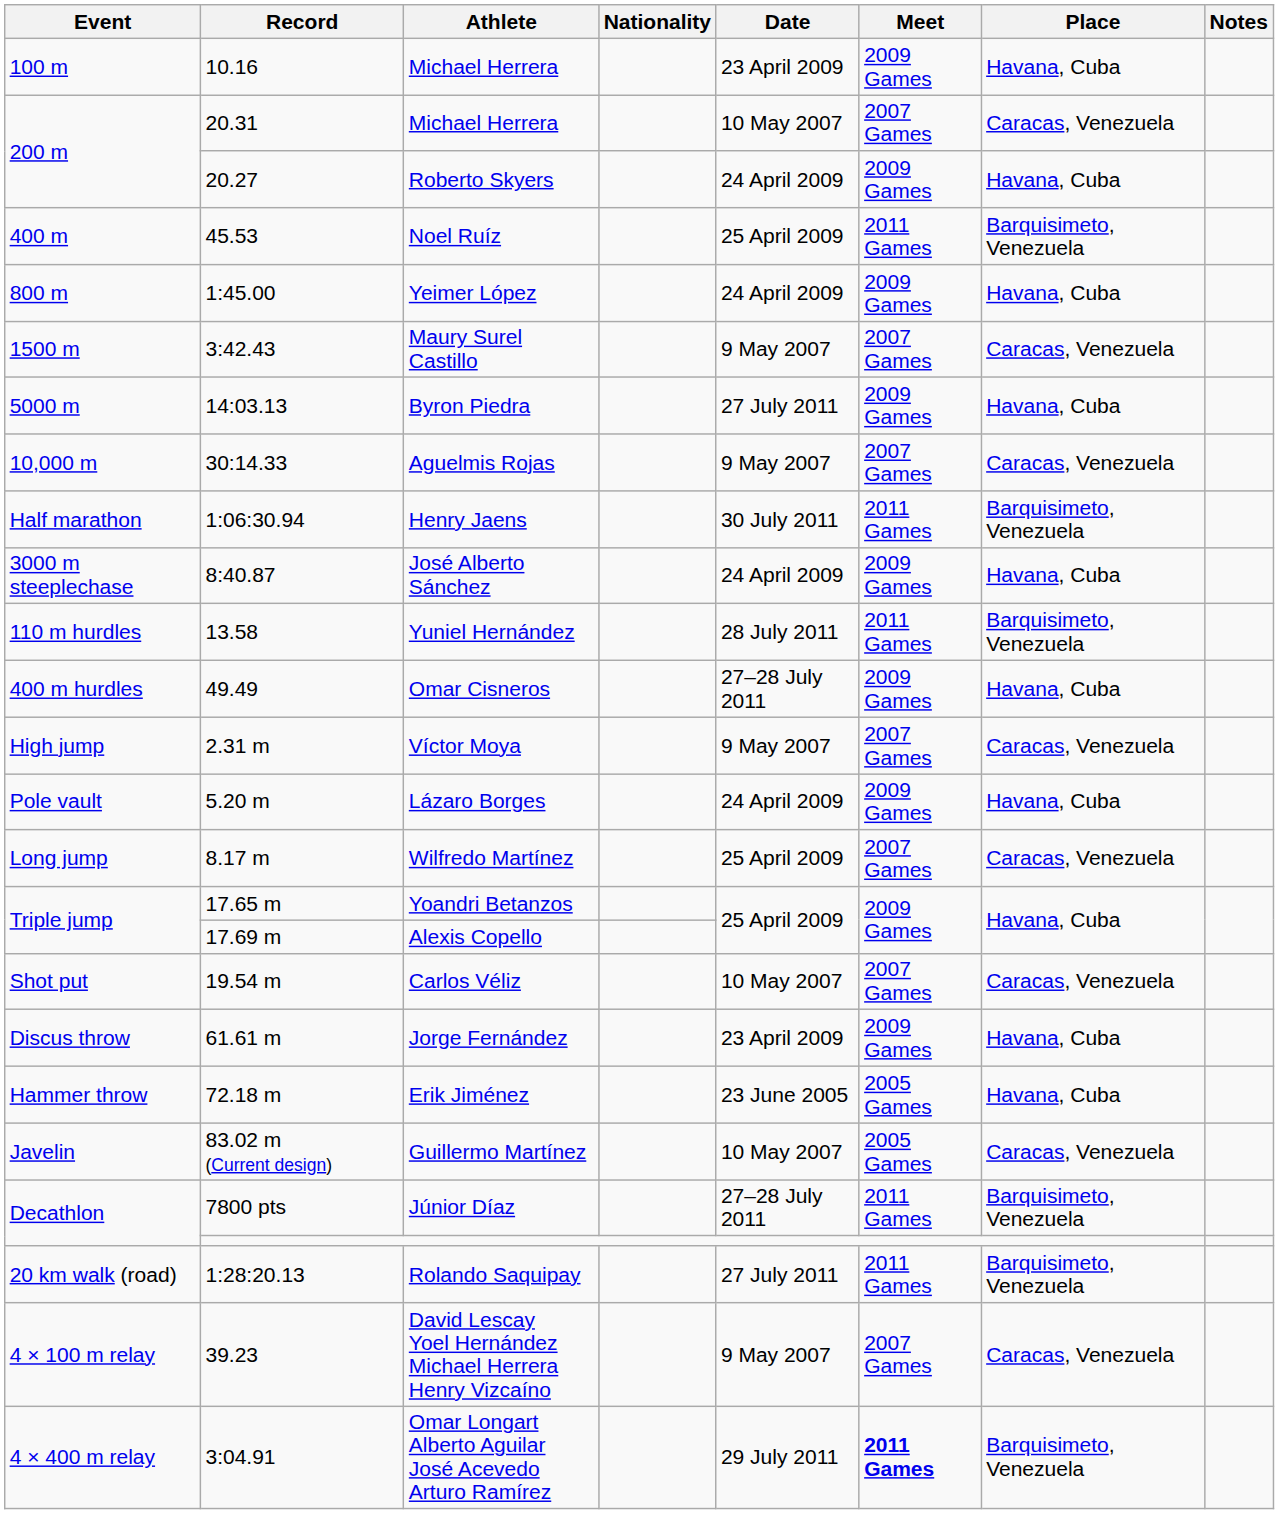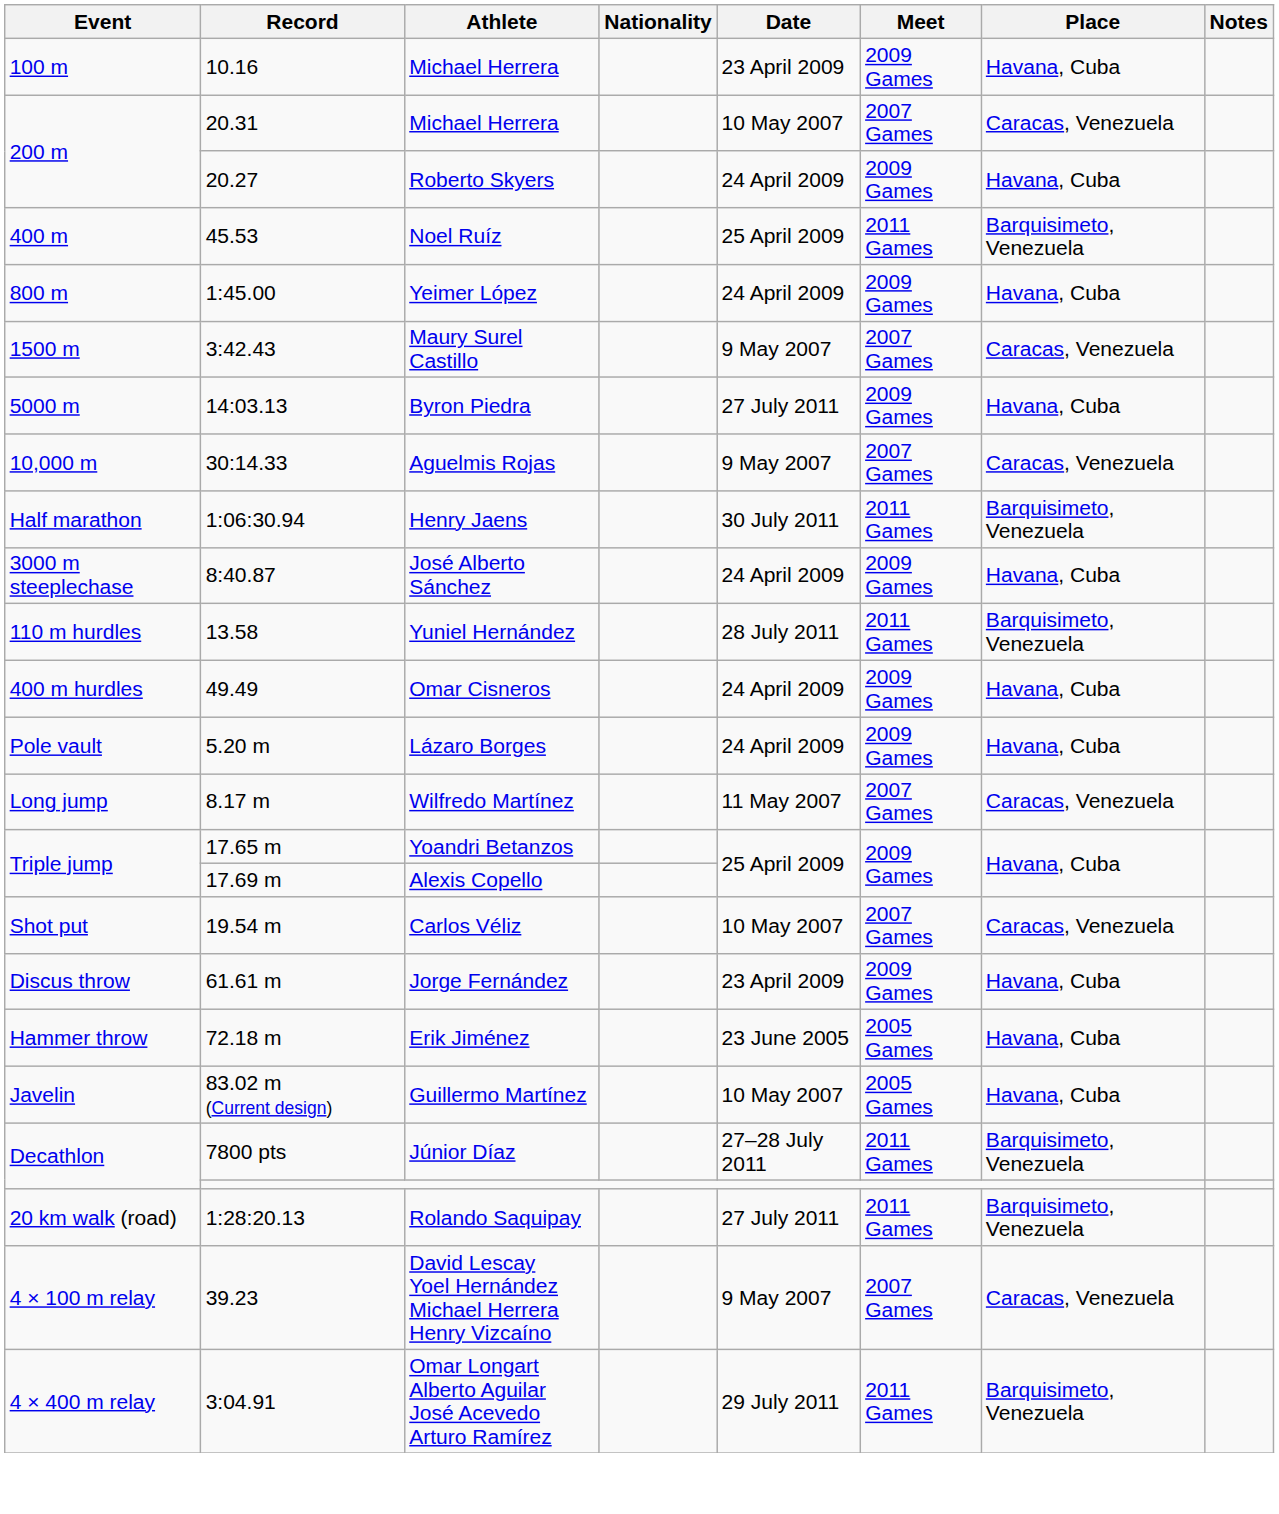(772, 689) 27–28 July 2011 -> (783, 689) 24 April 2009
- row: (238, 746)
(782, 859) 25 April 2009 -> (782, 802) 11 May 2007
(1080, 1151) Caracas, Venezuela -> (1053, 1095) Havana, Cuba
(899, 1458) bold -> (899, 1401) normal
